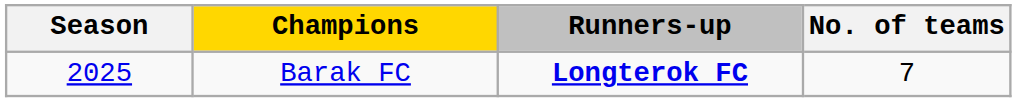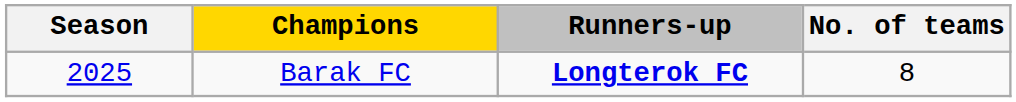(907, 74) 7 -> (907, 74) 8
